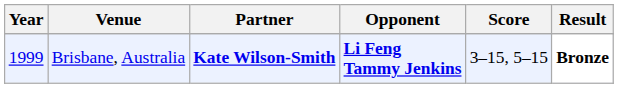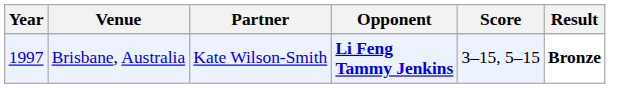(26, 58) 1999 -> (26, 58) 1997
(264, 58) bold -> (260, 58) normal
